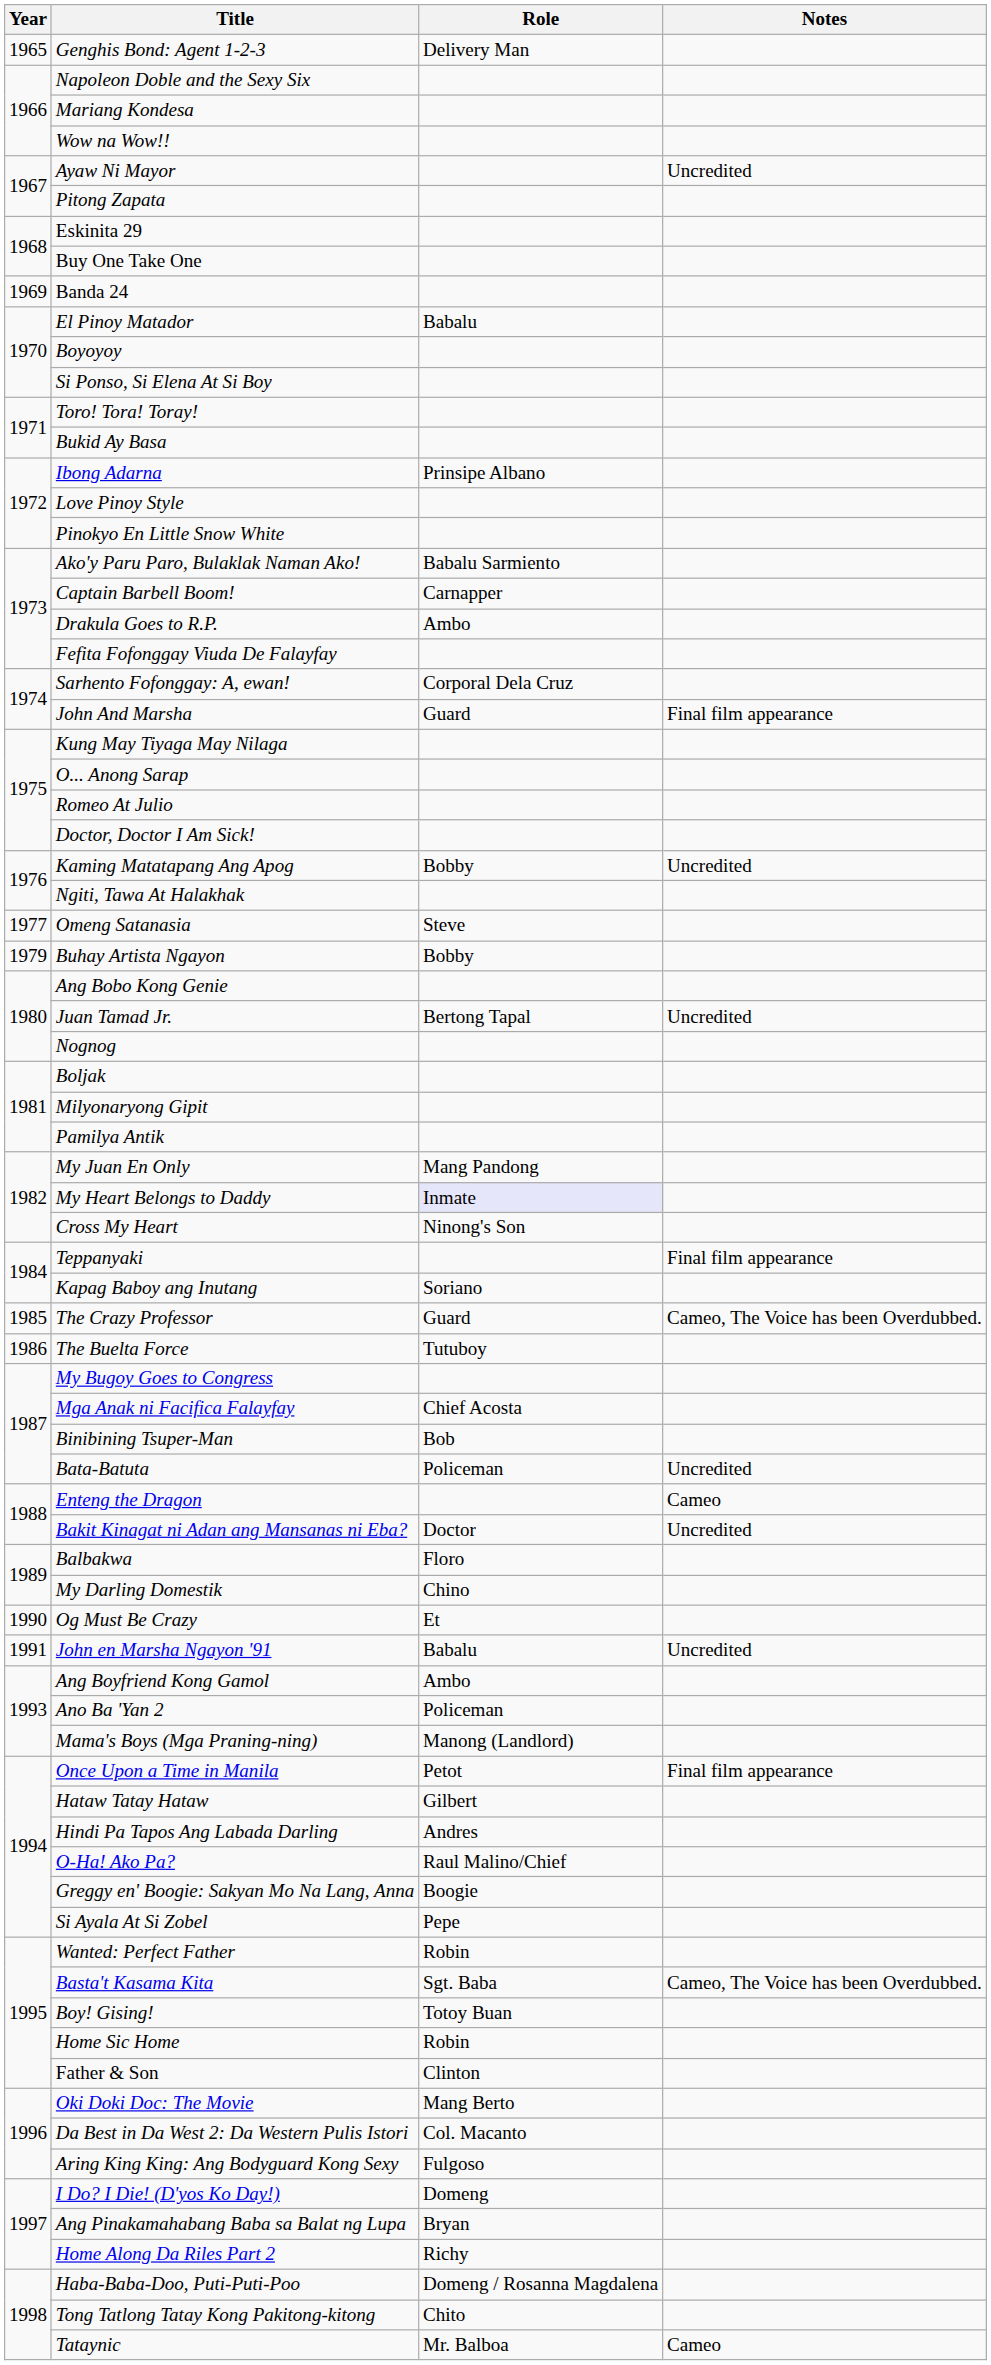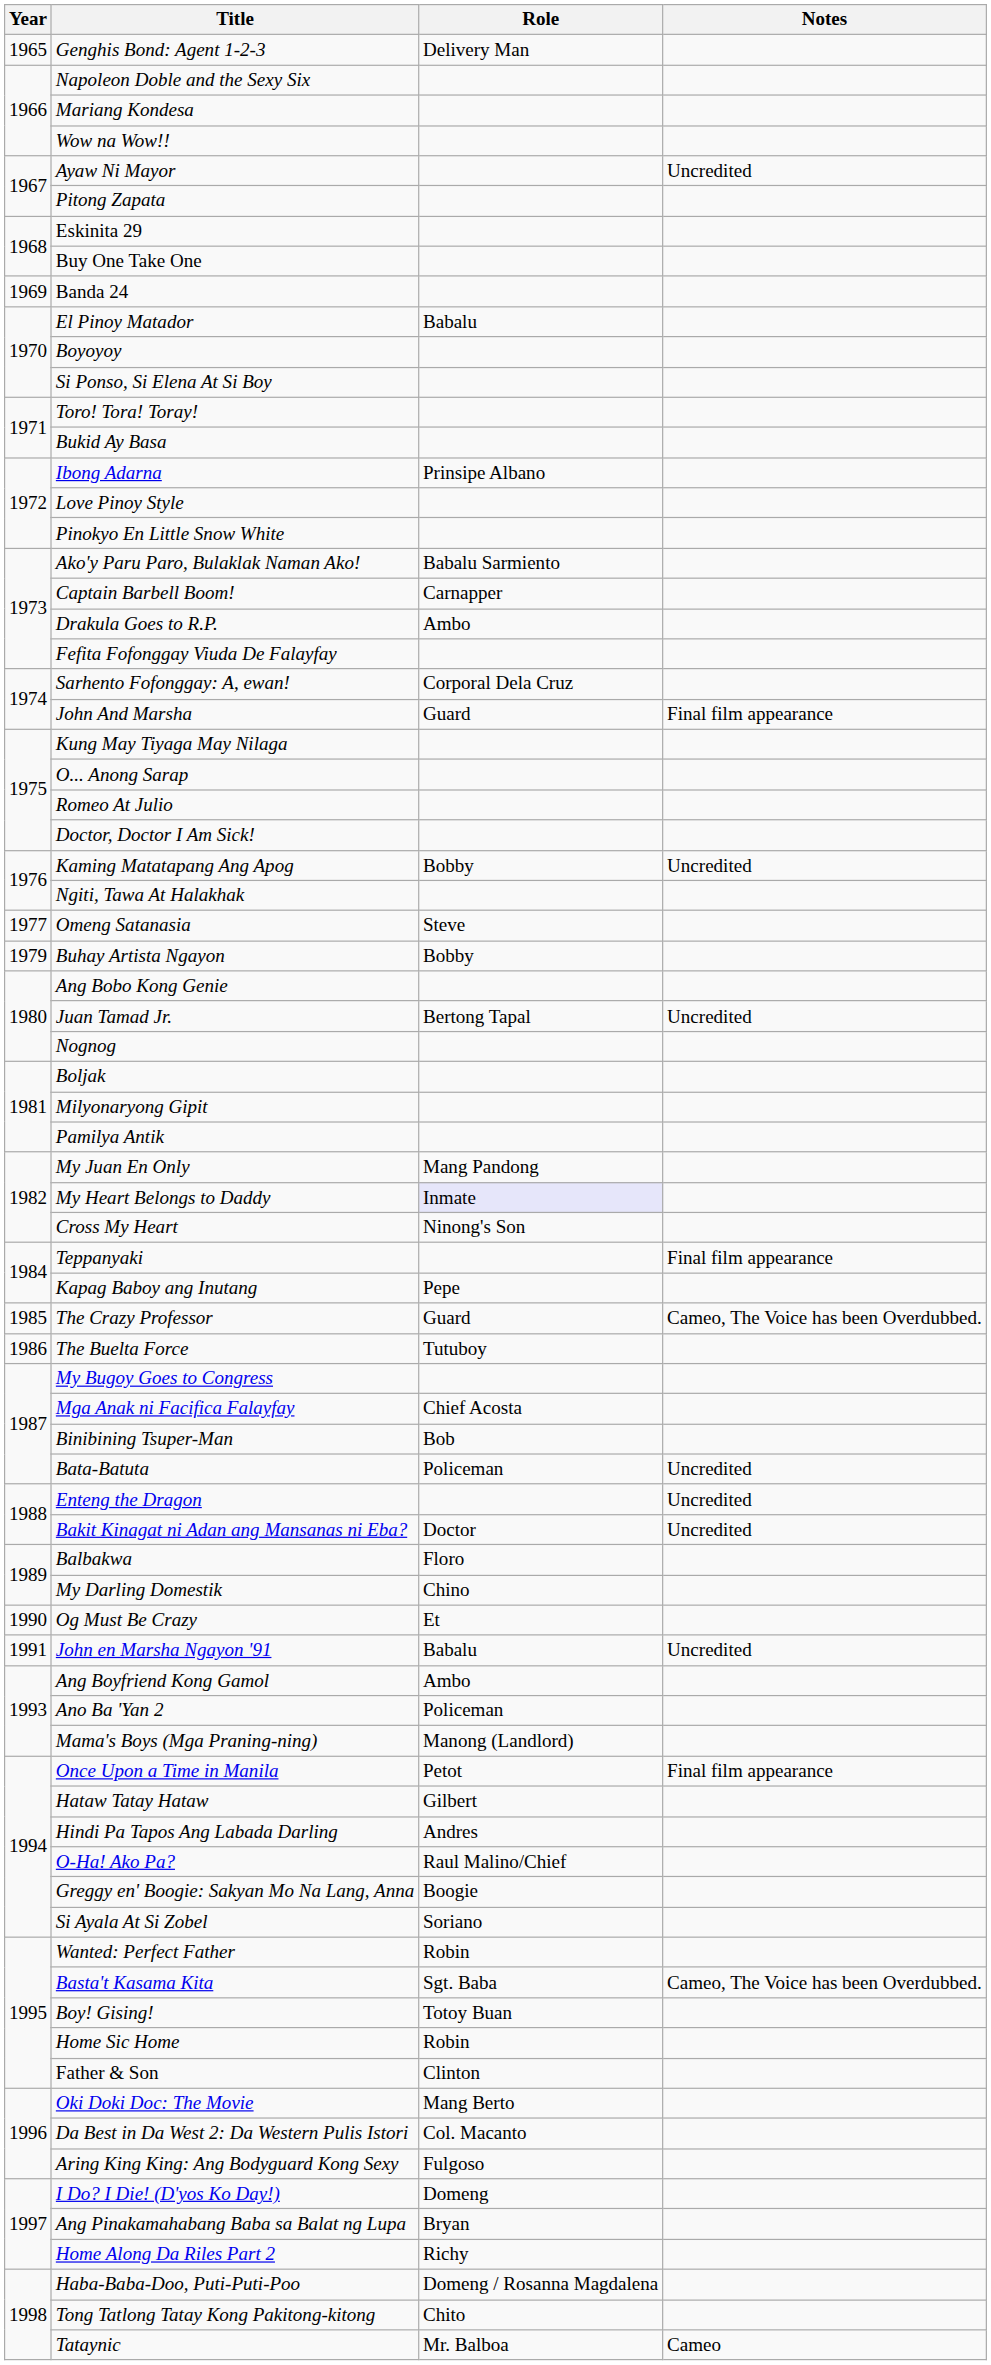(453, 1287) Soriano -> (442, 1287) Pepe
(694, 1499) Cameo -> (709, 1499) Uncredited
(442, 1921) Pepe -> (453, 1921) Soriano
